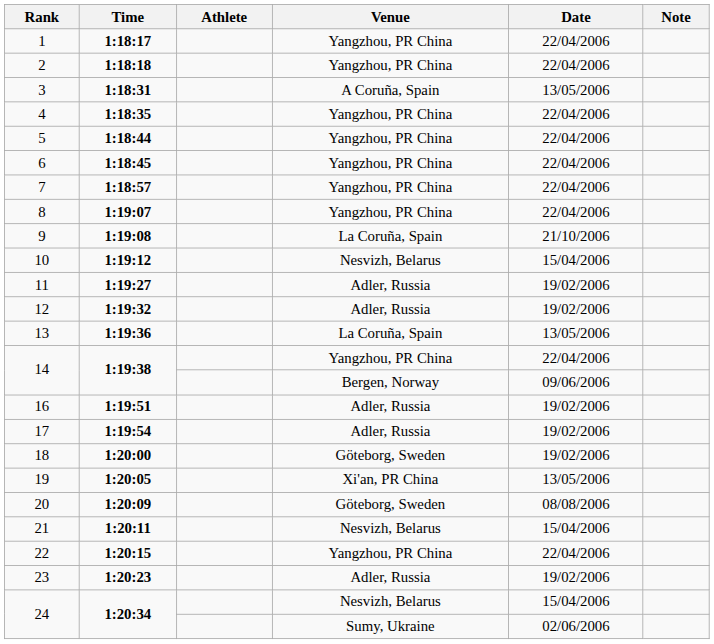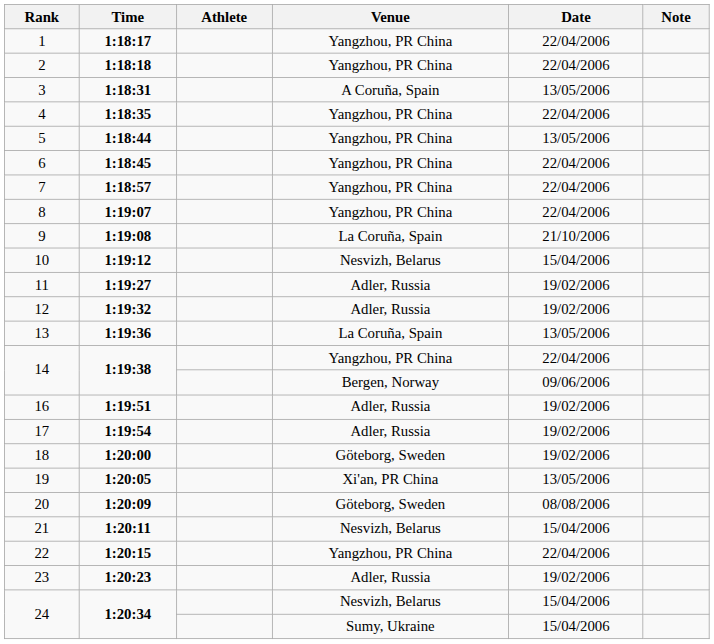(576, 138) 22/04/2006 -> (576, 138) 13/05/2006
(576, 625) 02/06/2006 -> (576, 625) 15/04/2006
